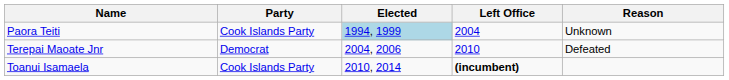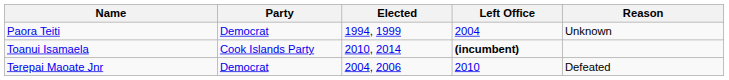(267, 31) Cook Islands Party -> (244, 31) Democrat
(373, 31) lightblue background -> (373, 31) no background
rows swapped: (55, 49) <-> (48, 67)
